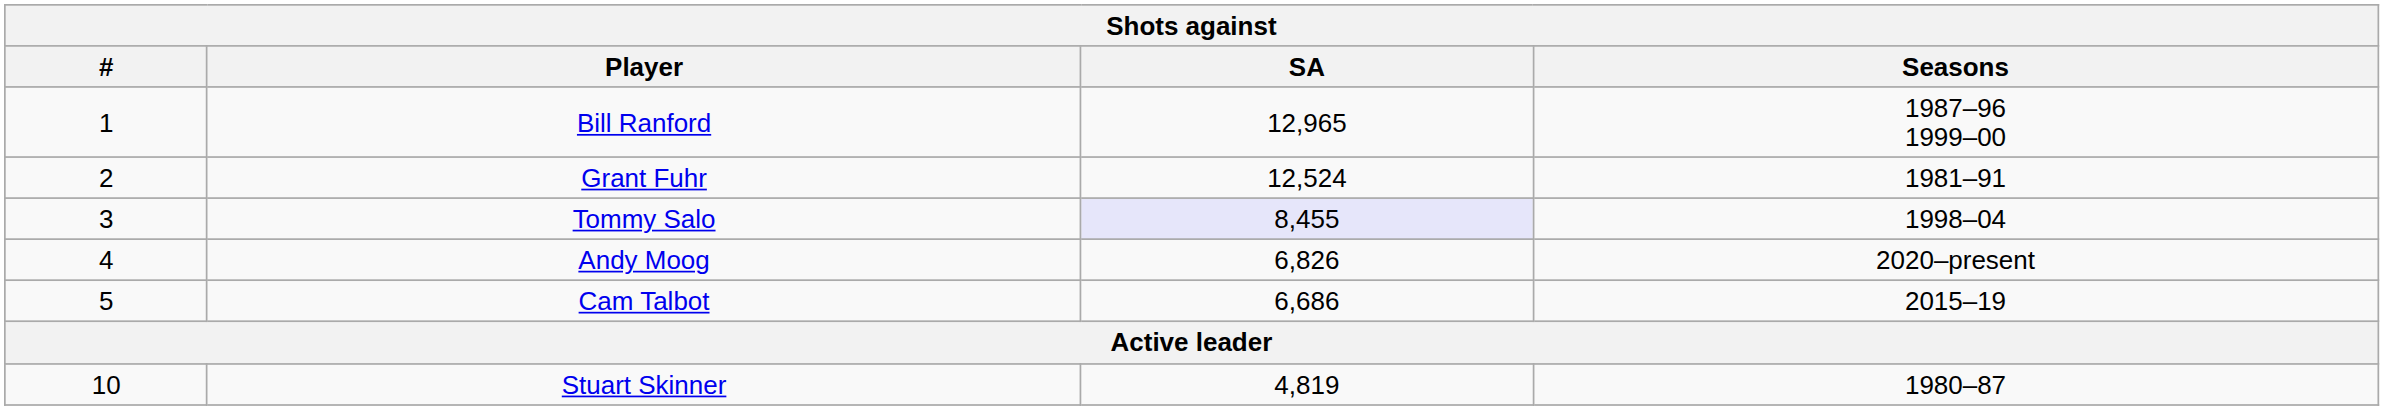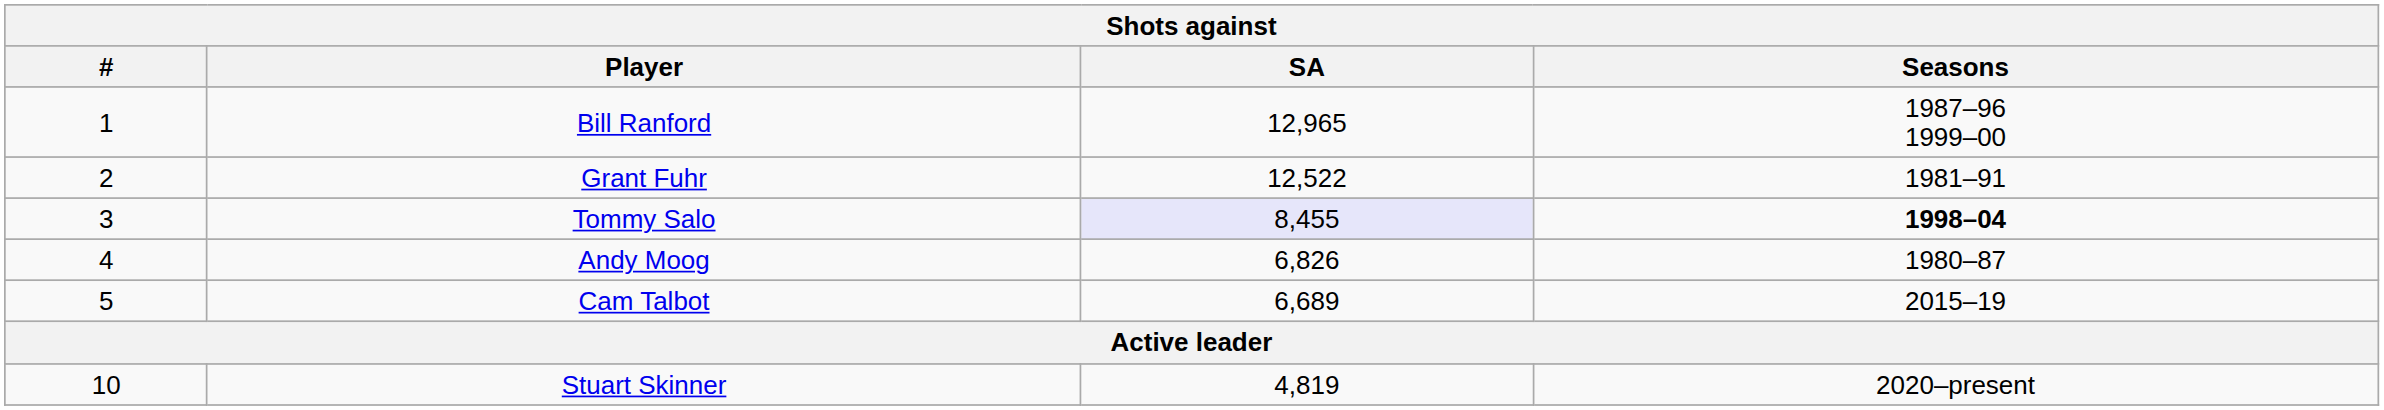(1307, 178) 12,524 -> (1307, 178) 12,522
(1956, 219) normal -> (1956, 219) bold
(1956, 260) 2020–present -> (1956, 260) 1980–87
(1307, 302) 6,686 -> (1307, 302) 6,689
(1956, 384) 1980–87 -> (1956, 384) 2020–present
